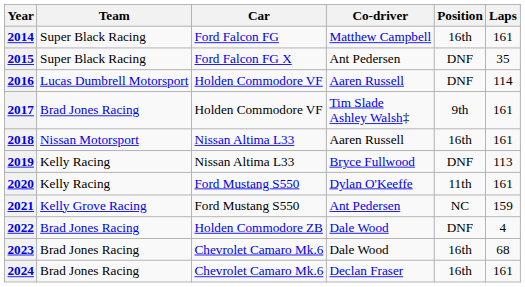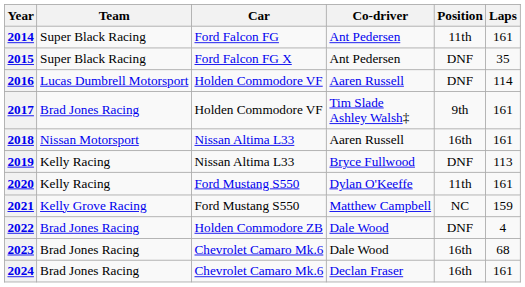(380, 37) Matthew Campbell -> (365, 37) Ant Pedersen
(460, 37) 16th -> (460, 37) 11th
(365, 205) Ant Pedersen -> (380, 205) Matthew Campbell
